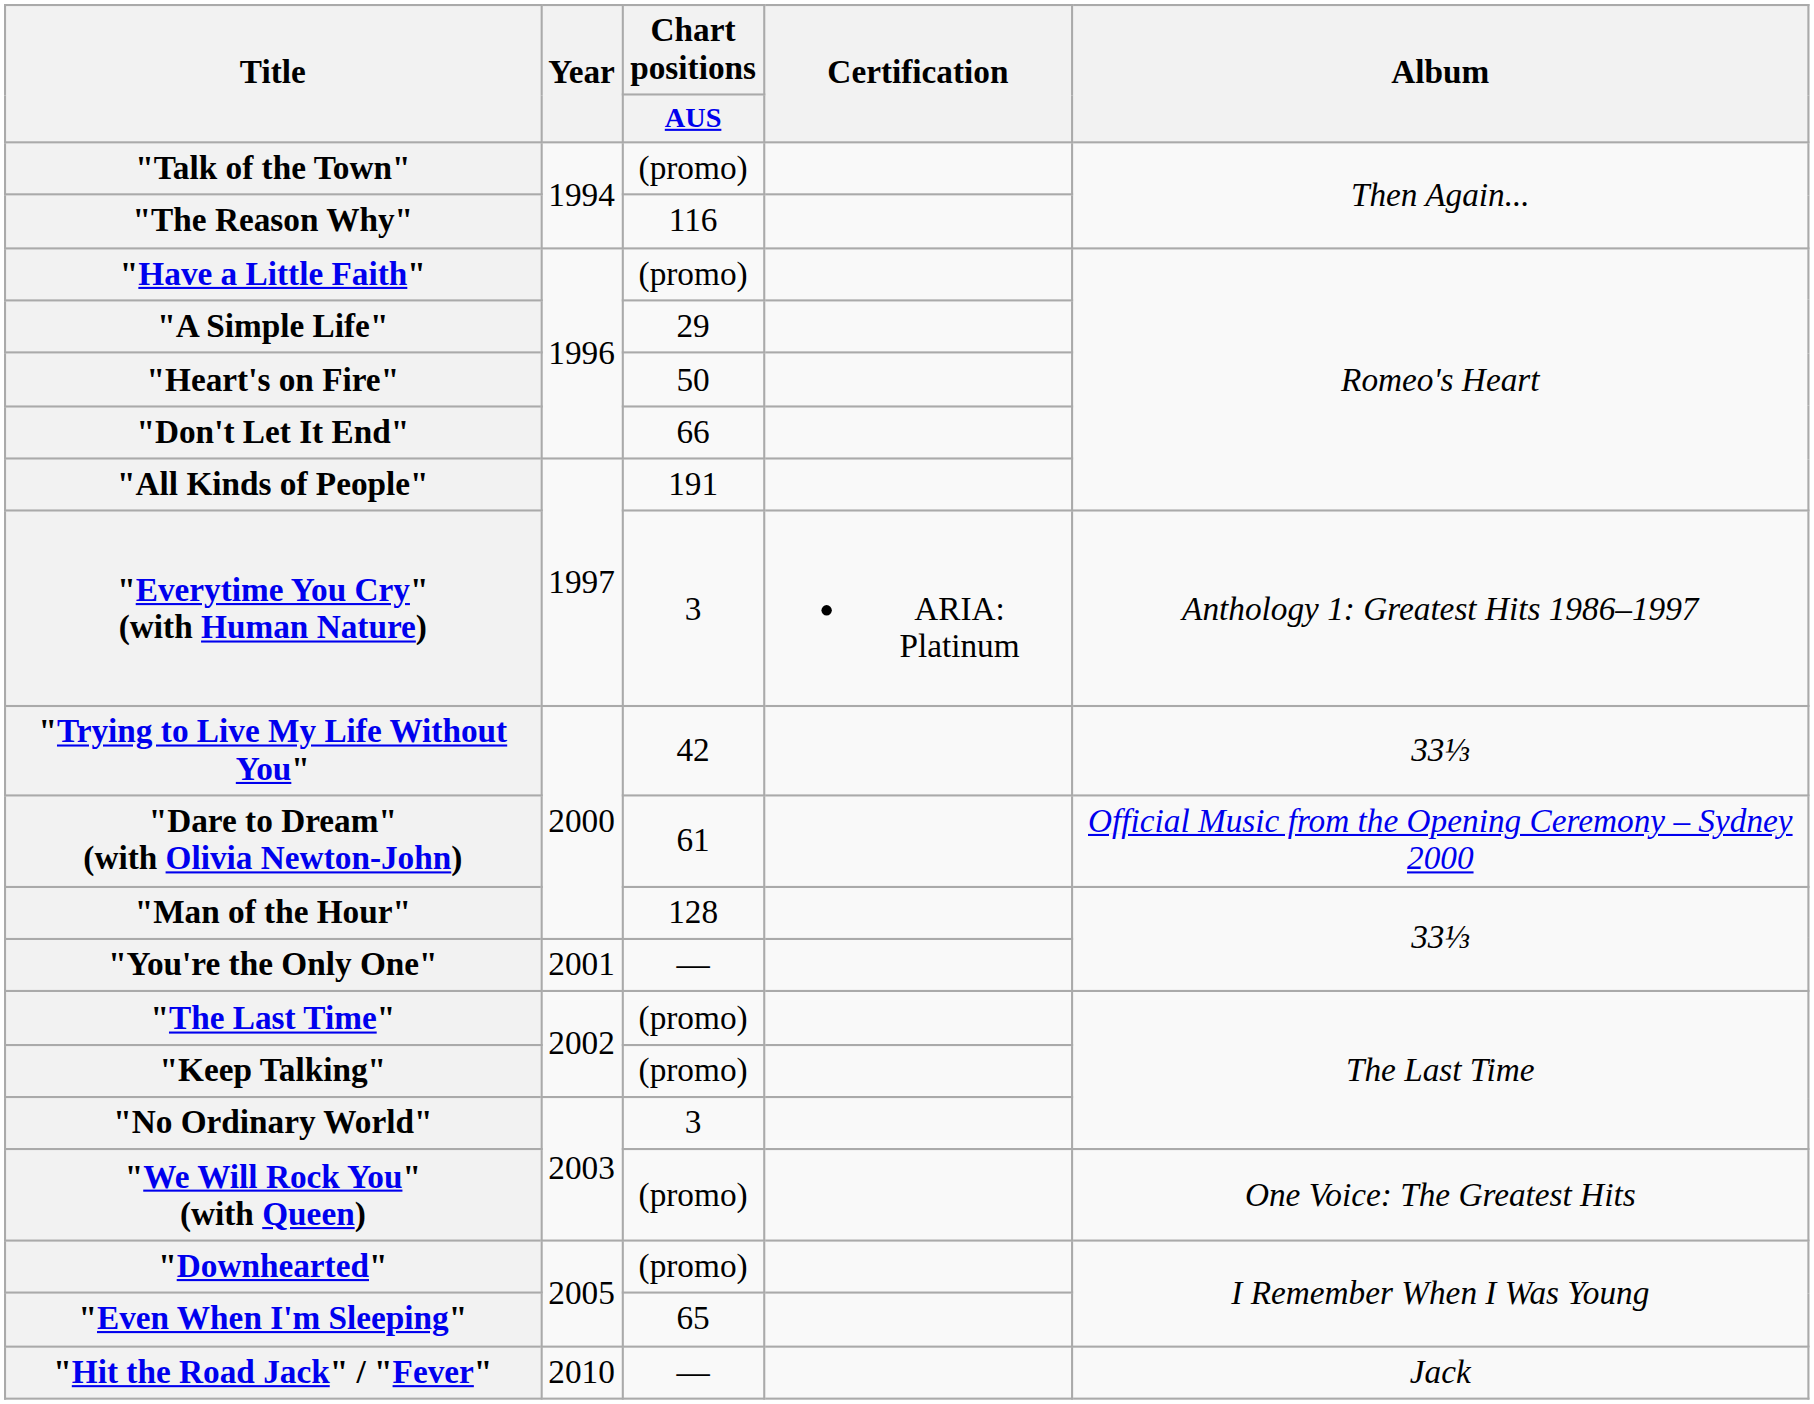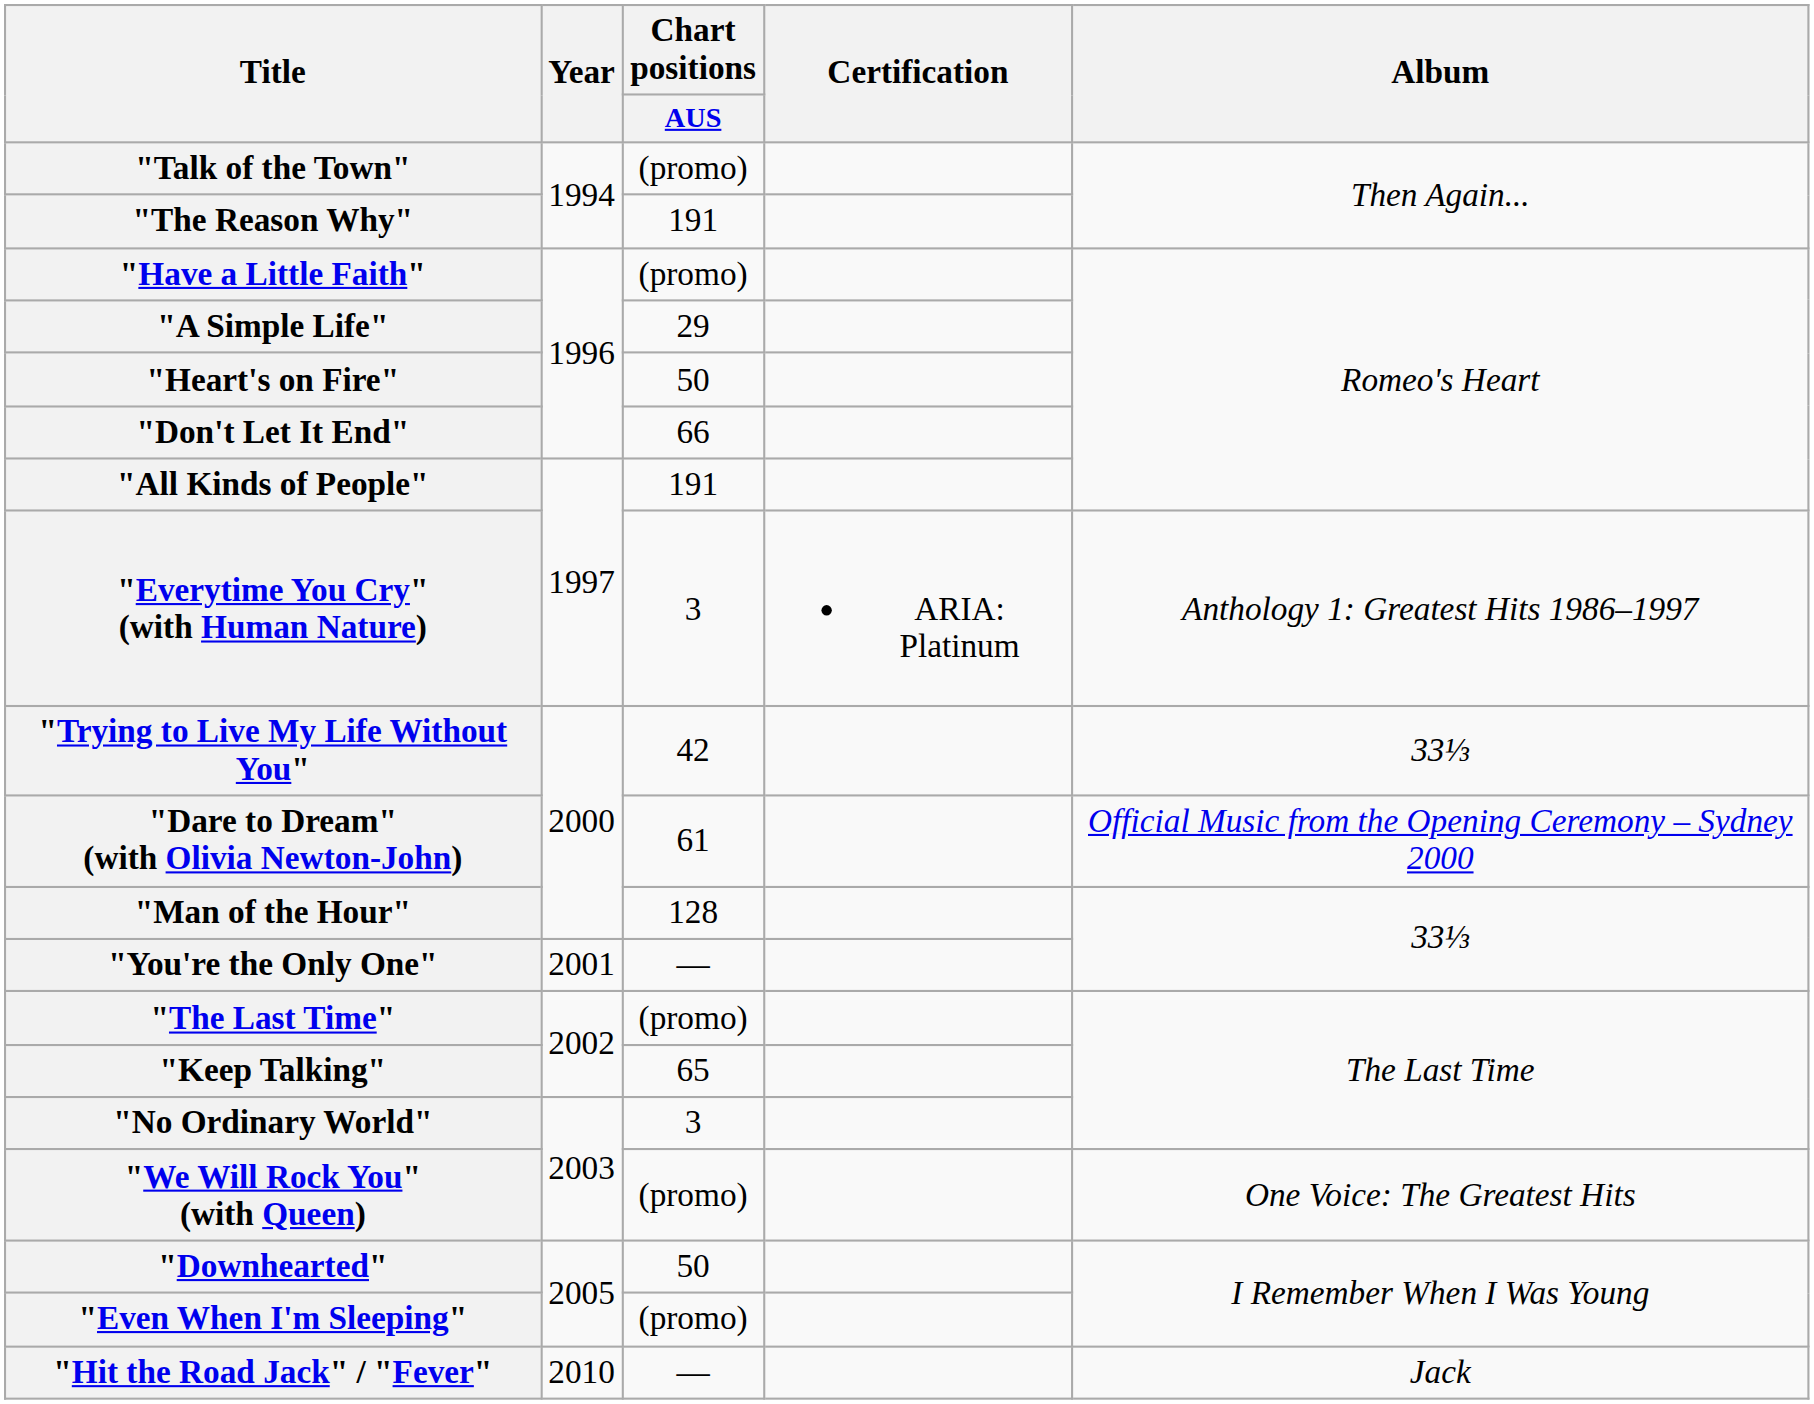(693, 220) 116 -> (693, 220) 191
(693, 1070) (promo) -> (693, 1070) 65
(693, 1266) (promo) -> (693, 1266) 50
(693, 1318) 65 -> (693, 1318) (promo)
